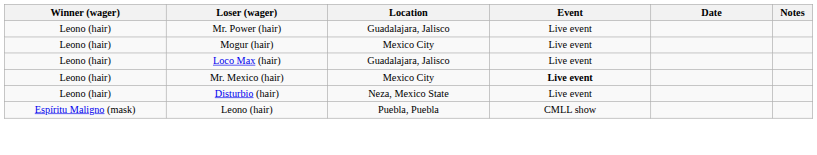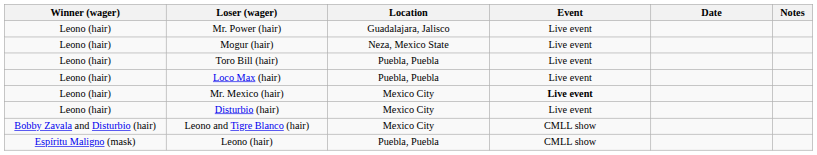(408, 45) Mexico City -> (408, 45) Neza, Mexico State
+ row: (247, 61)
(408, 61) Guadalajara, Jalisco -> (408, 77) Puebla, Puebla
(408, 93) Neza, Mexico State -> (408, 110) Mexico City
+ row: (247, 126)
